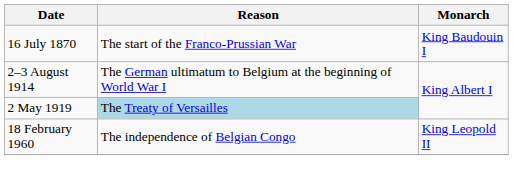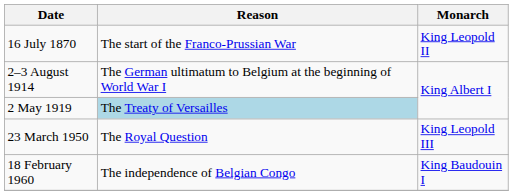(462, 43) King Baudouin I -> (458, 43) King Leopold II
+ row: (48, 136)
(459, 136) King Leopold II -> (461, 172) King Baudouin I
